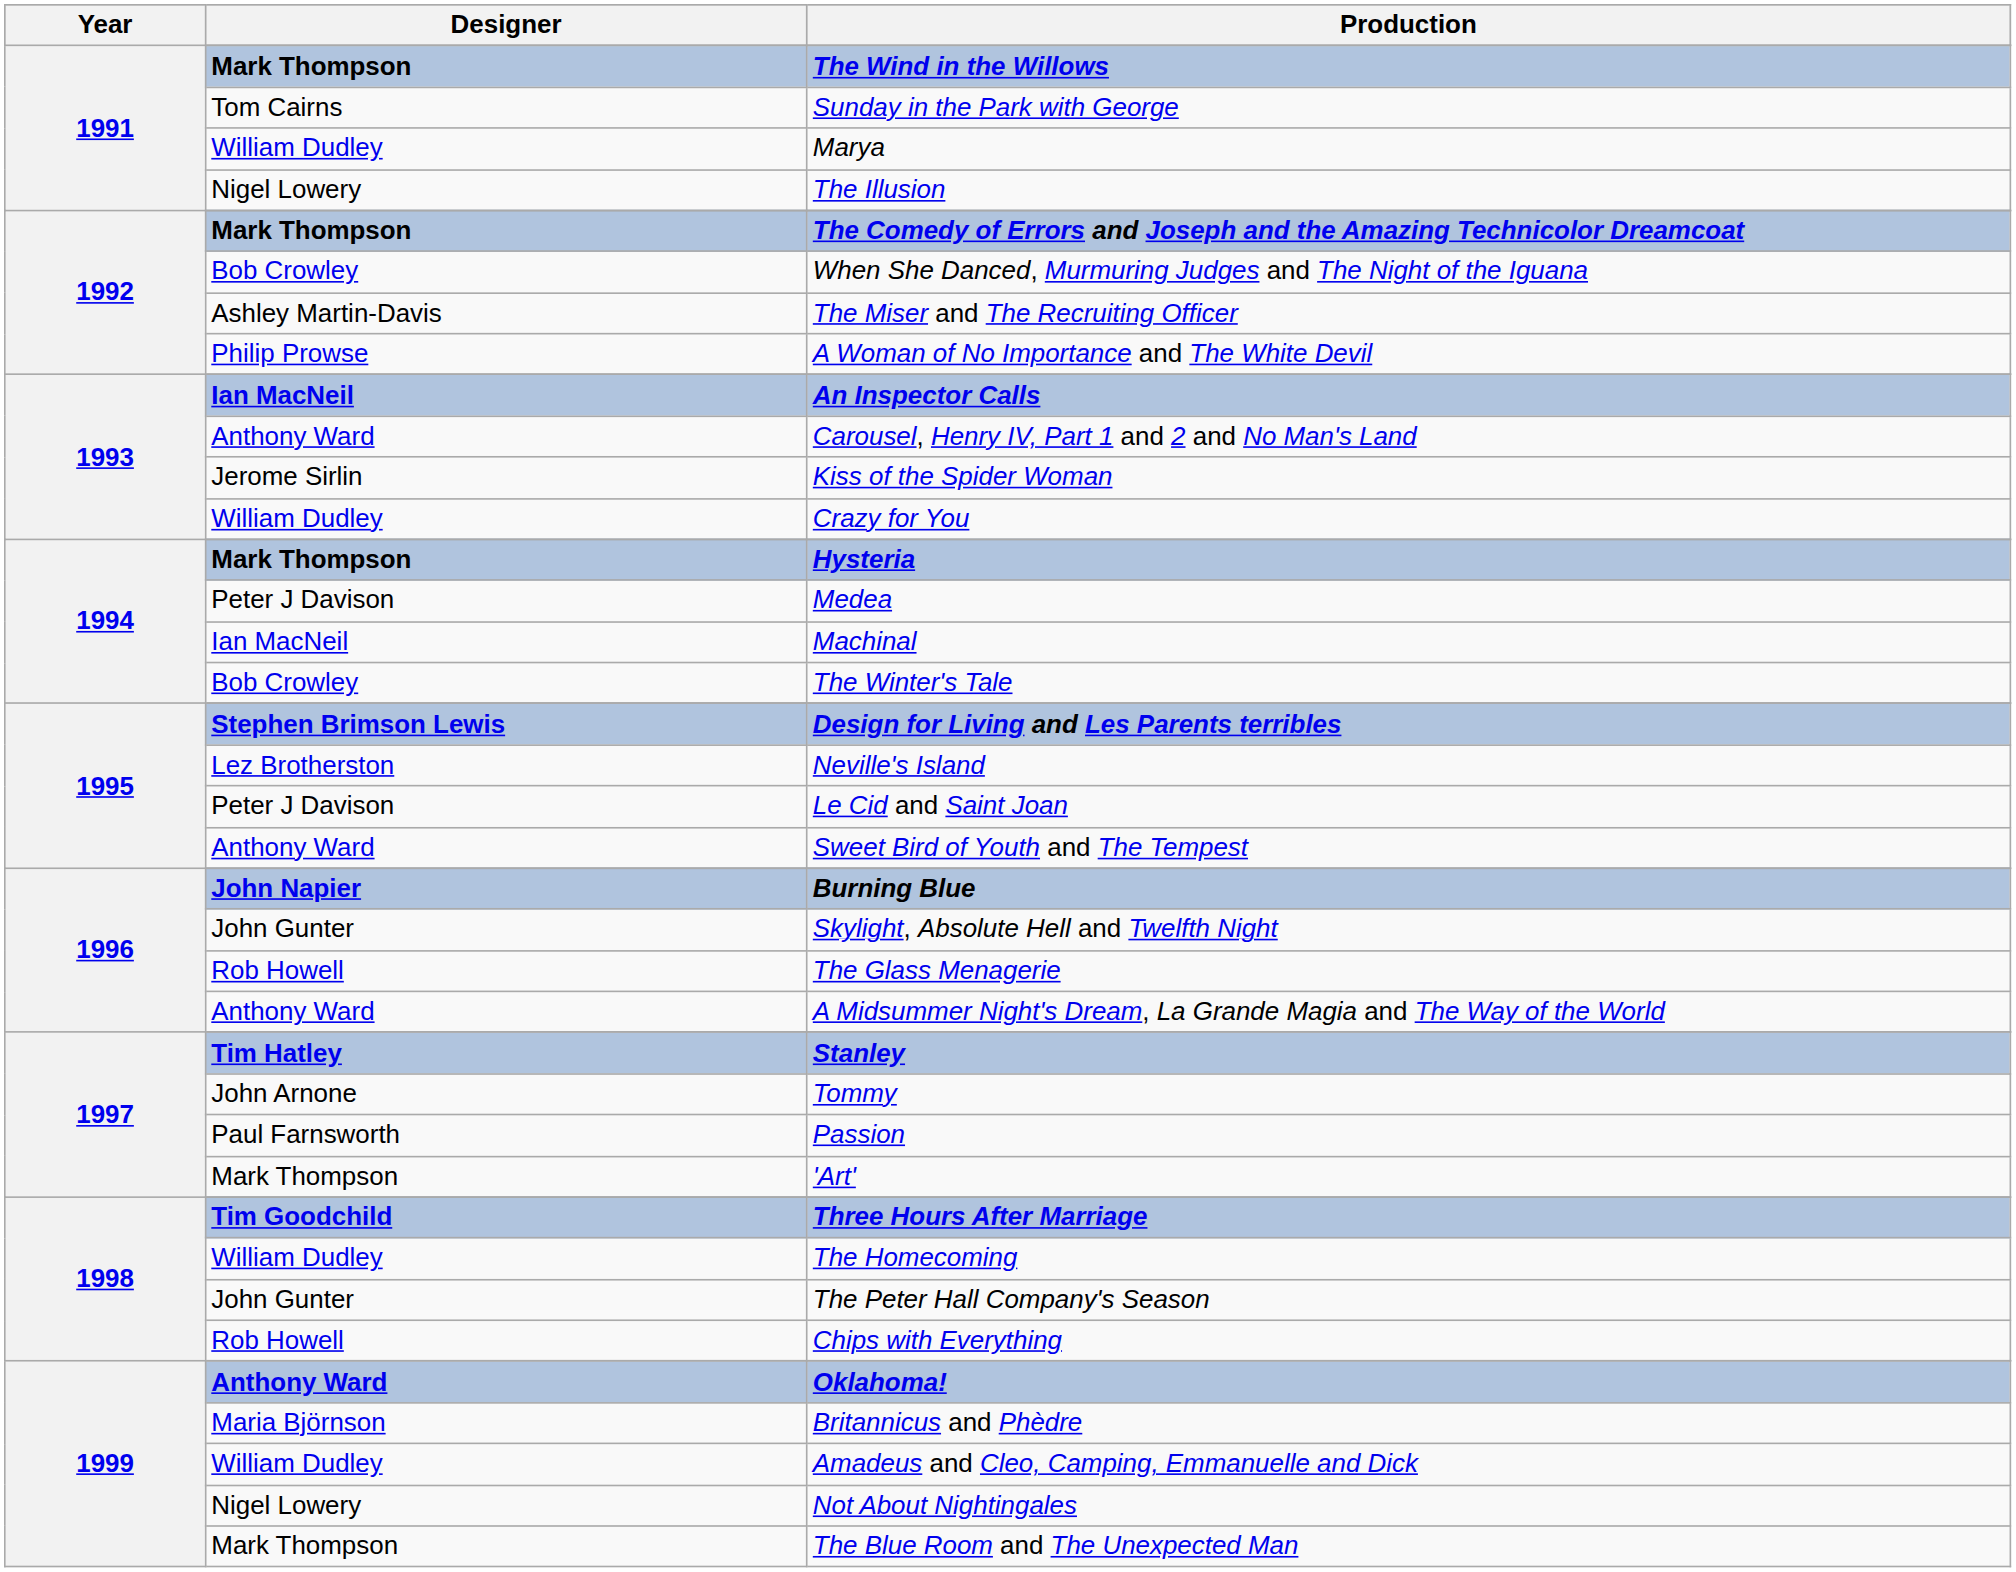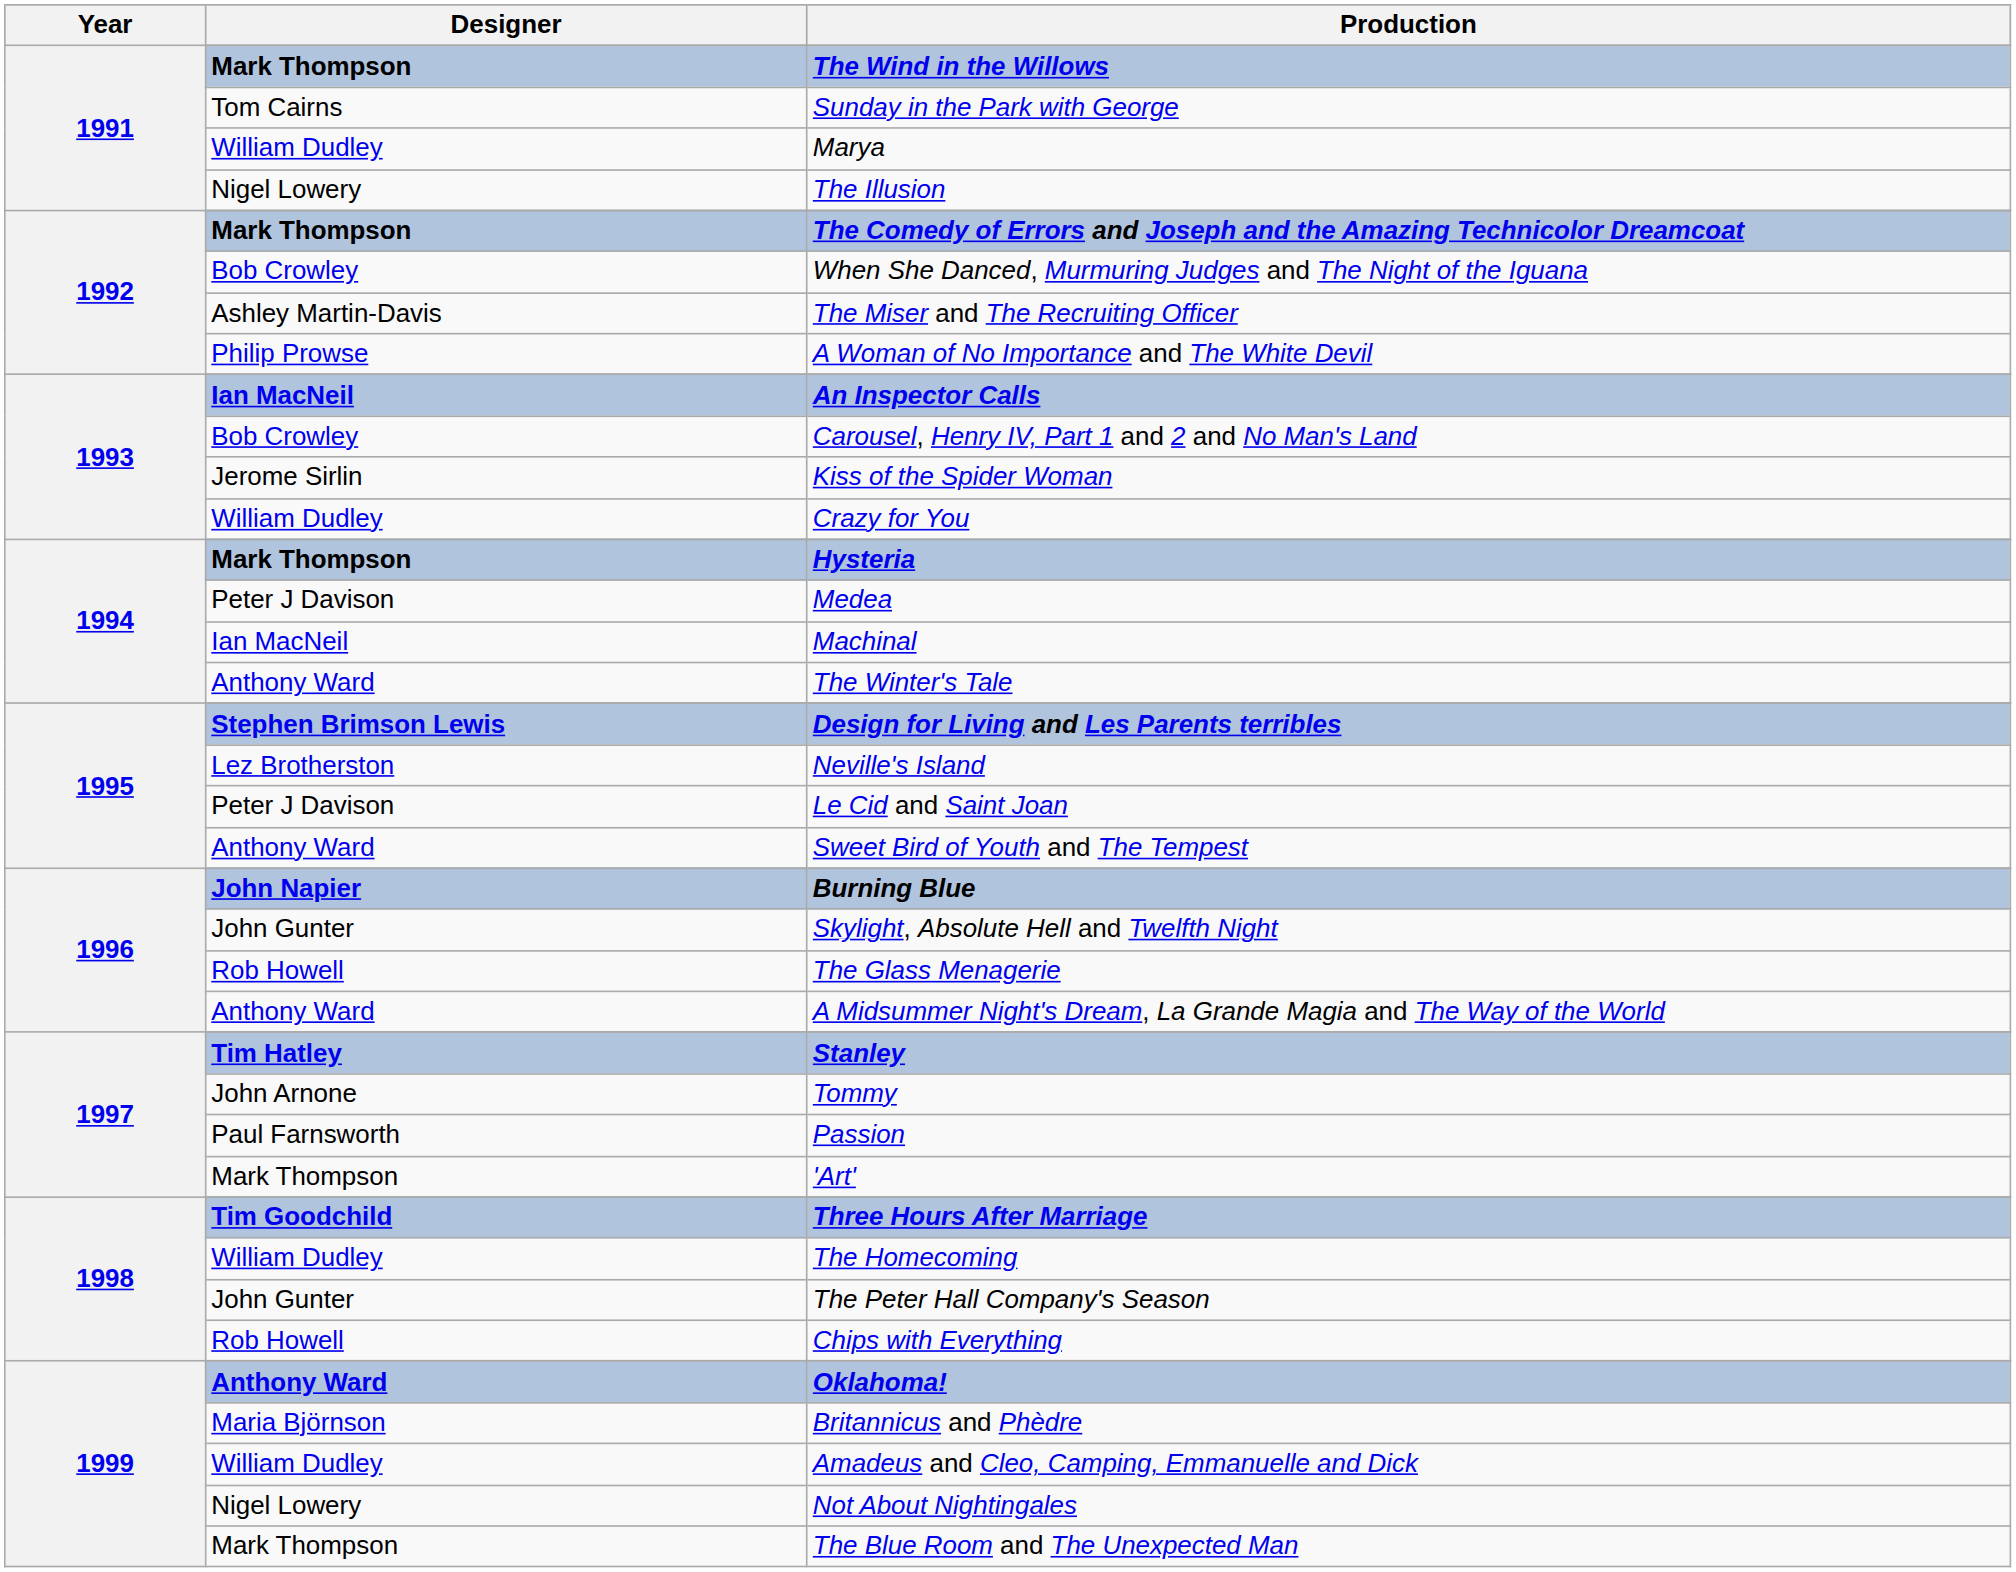(293, 436) Anthony Ward -> (285, 436) Bob Crowley
(285, 682) Bob Crowley -> (293, 682) Anthony Ward
